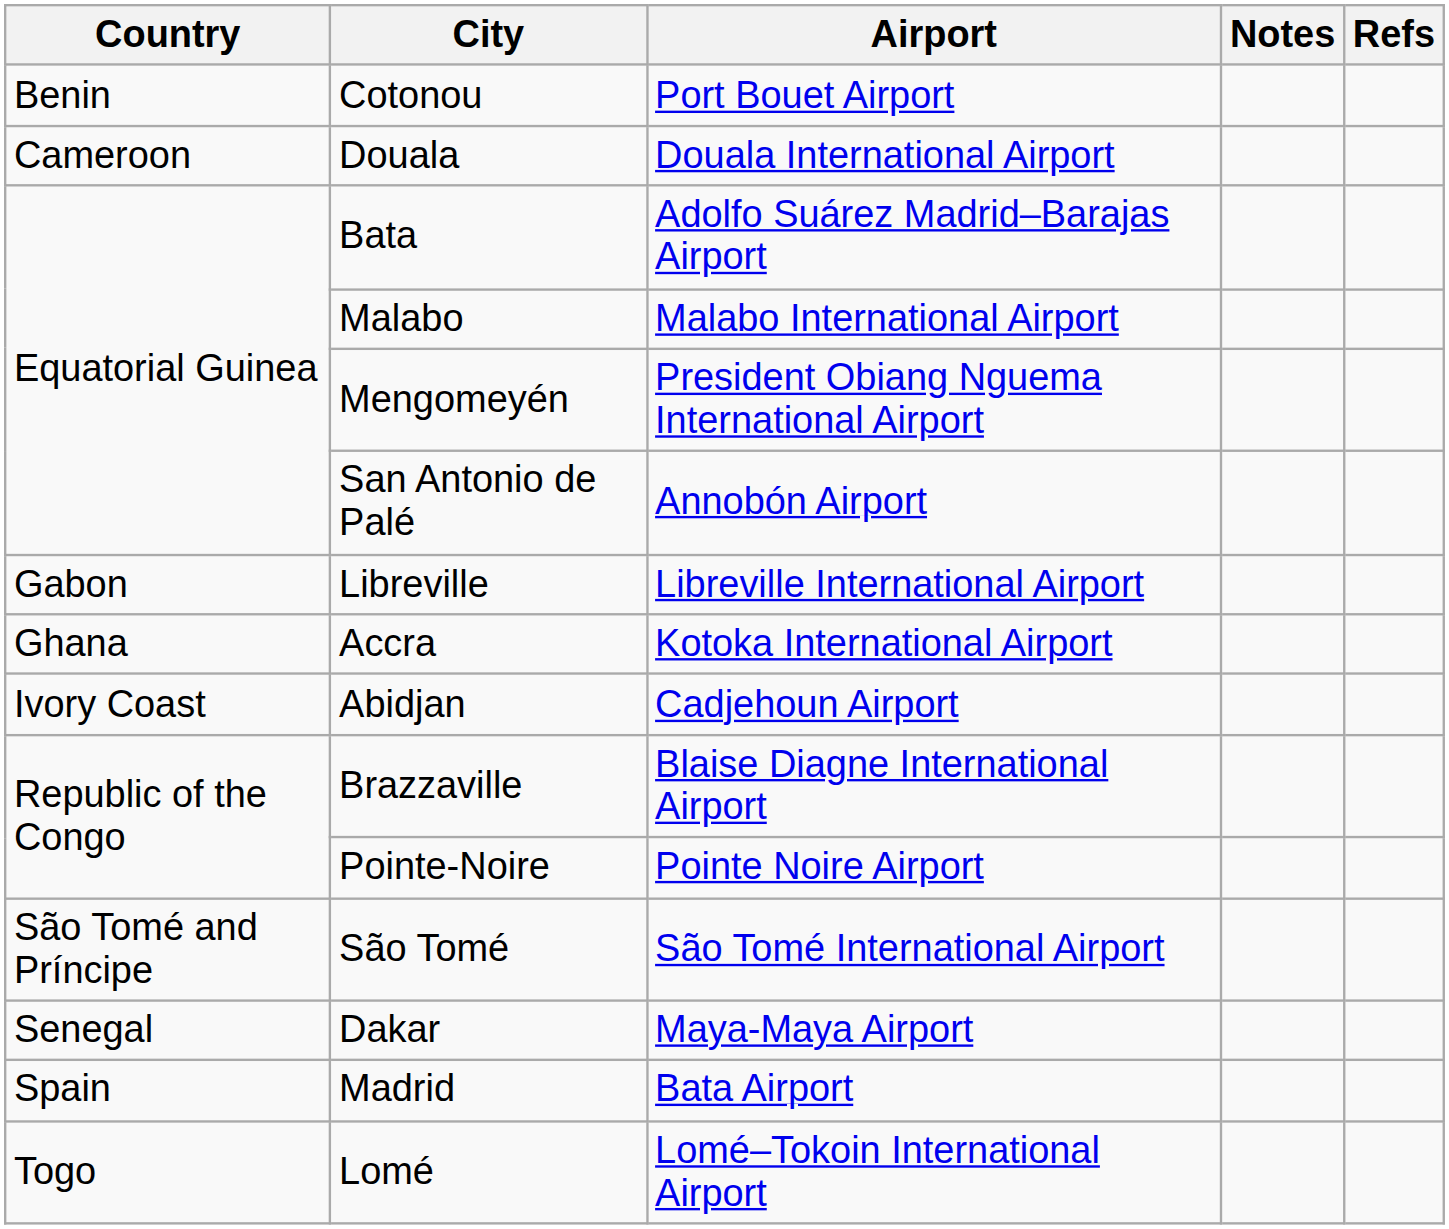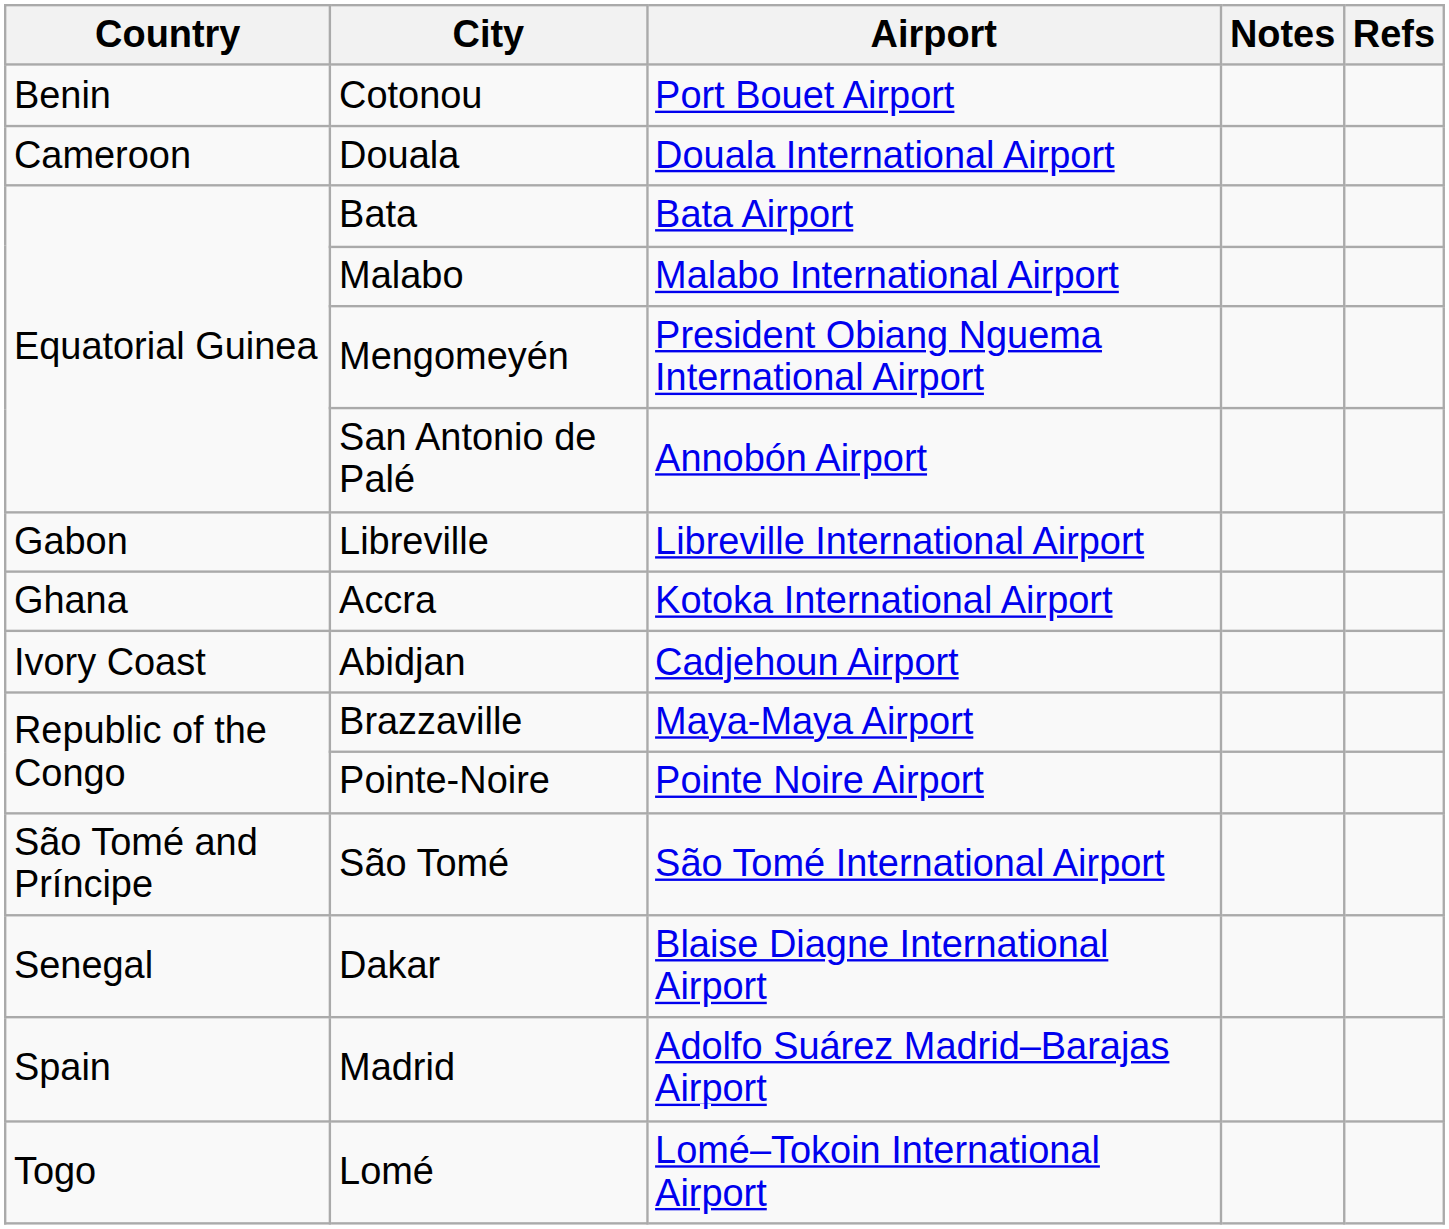(912, 236) Adolfo Suárez Madrid–Barajas Airport -> (754, 214) Bata Airport
(882, 785) Blaise Diagne International Airport -> (814, 721) Maya-Maya Airport
(814, 1029) Maya-Maya Airport -> (882, 965) Blaise Diagne International Airport
(754, 1089) Bata Airport -> (912, 1068) Adolfo Suárez Madrid–Barajas Airport
